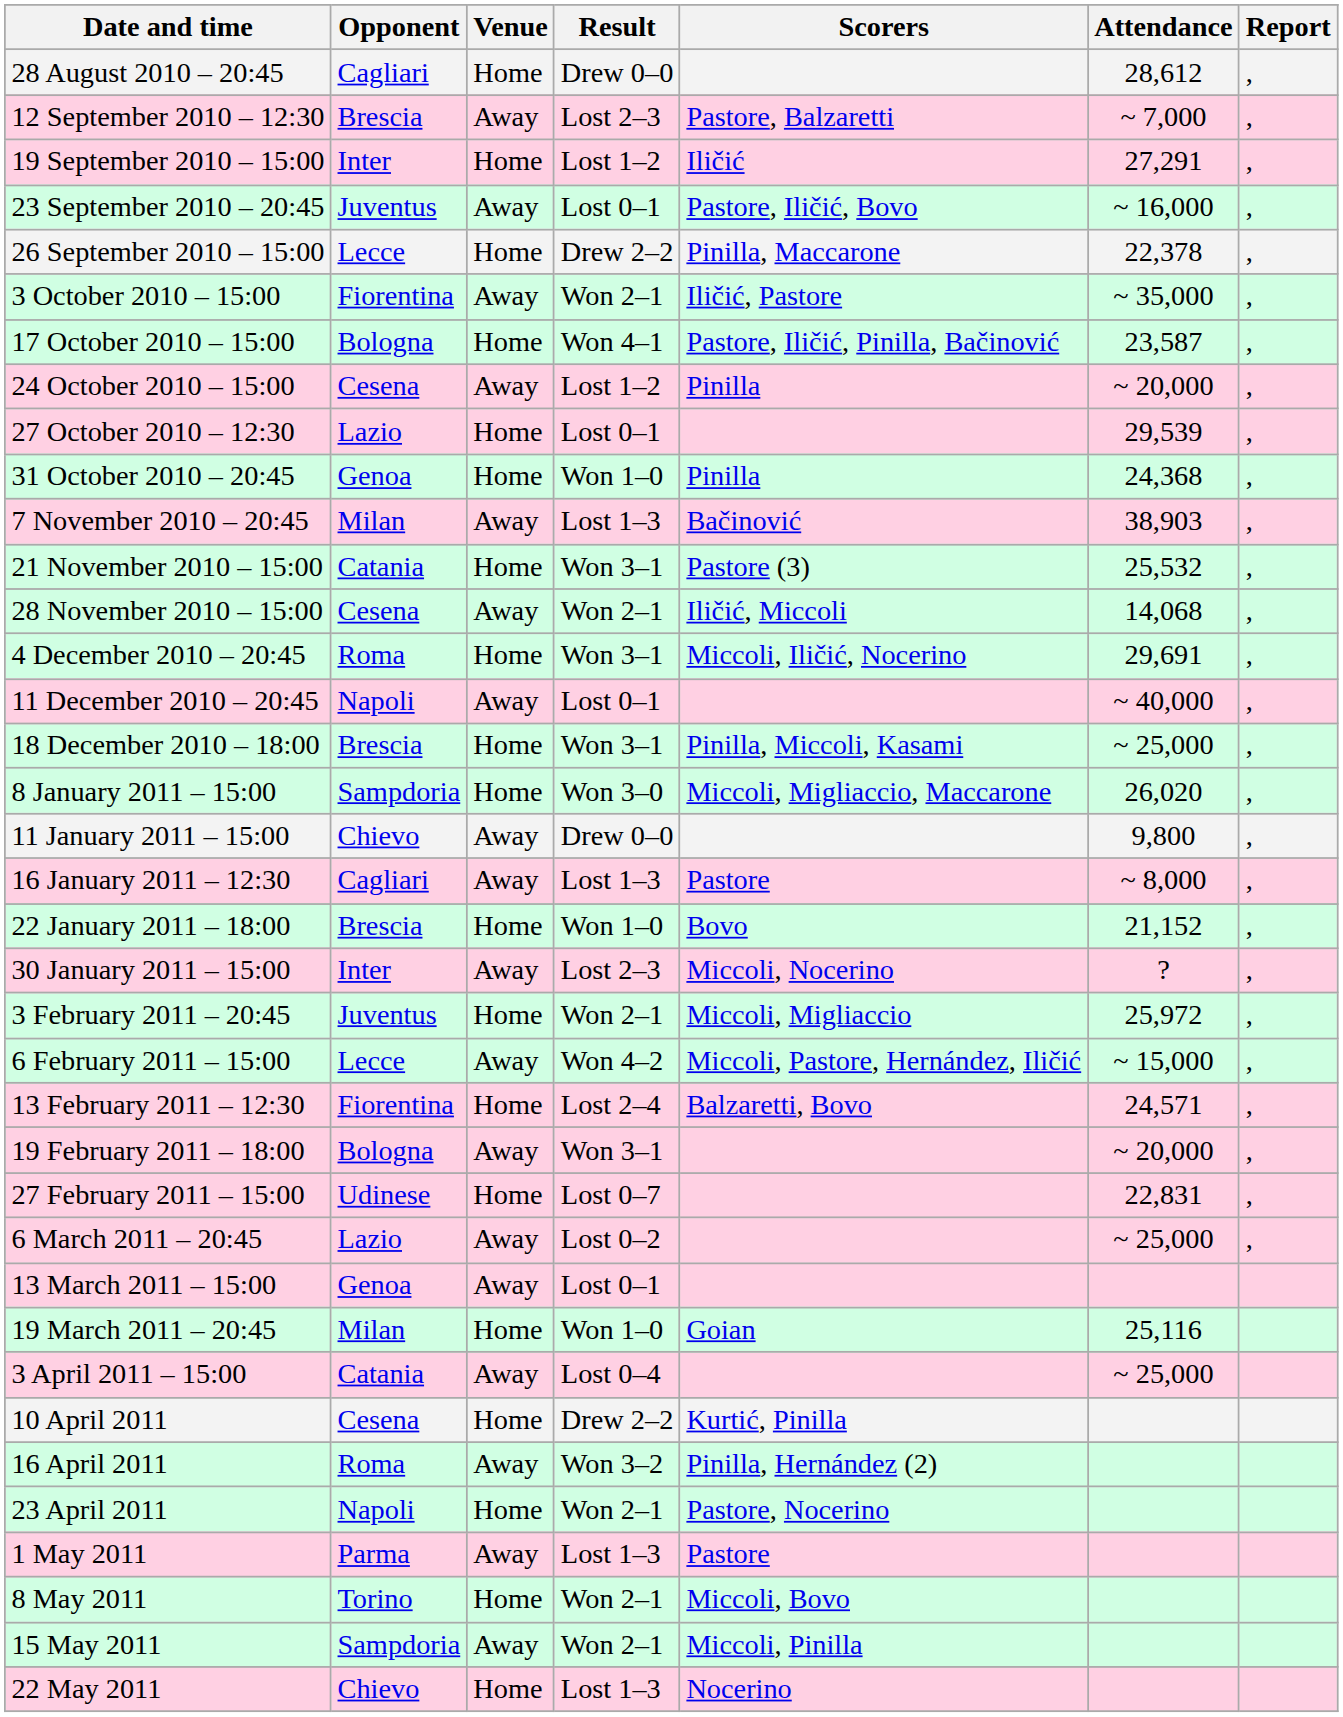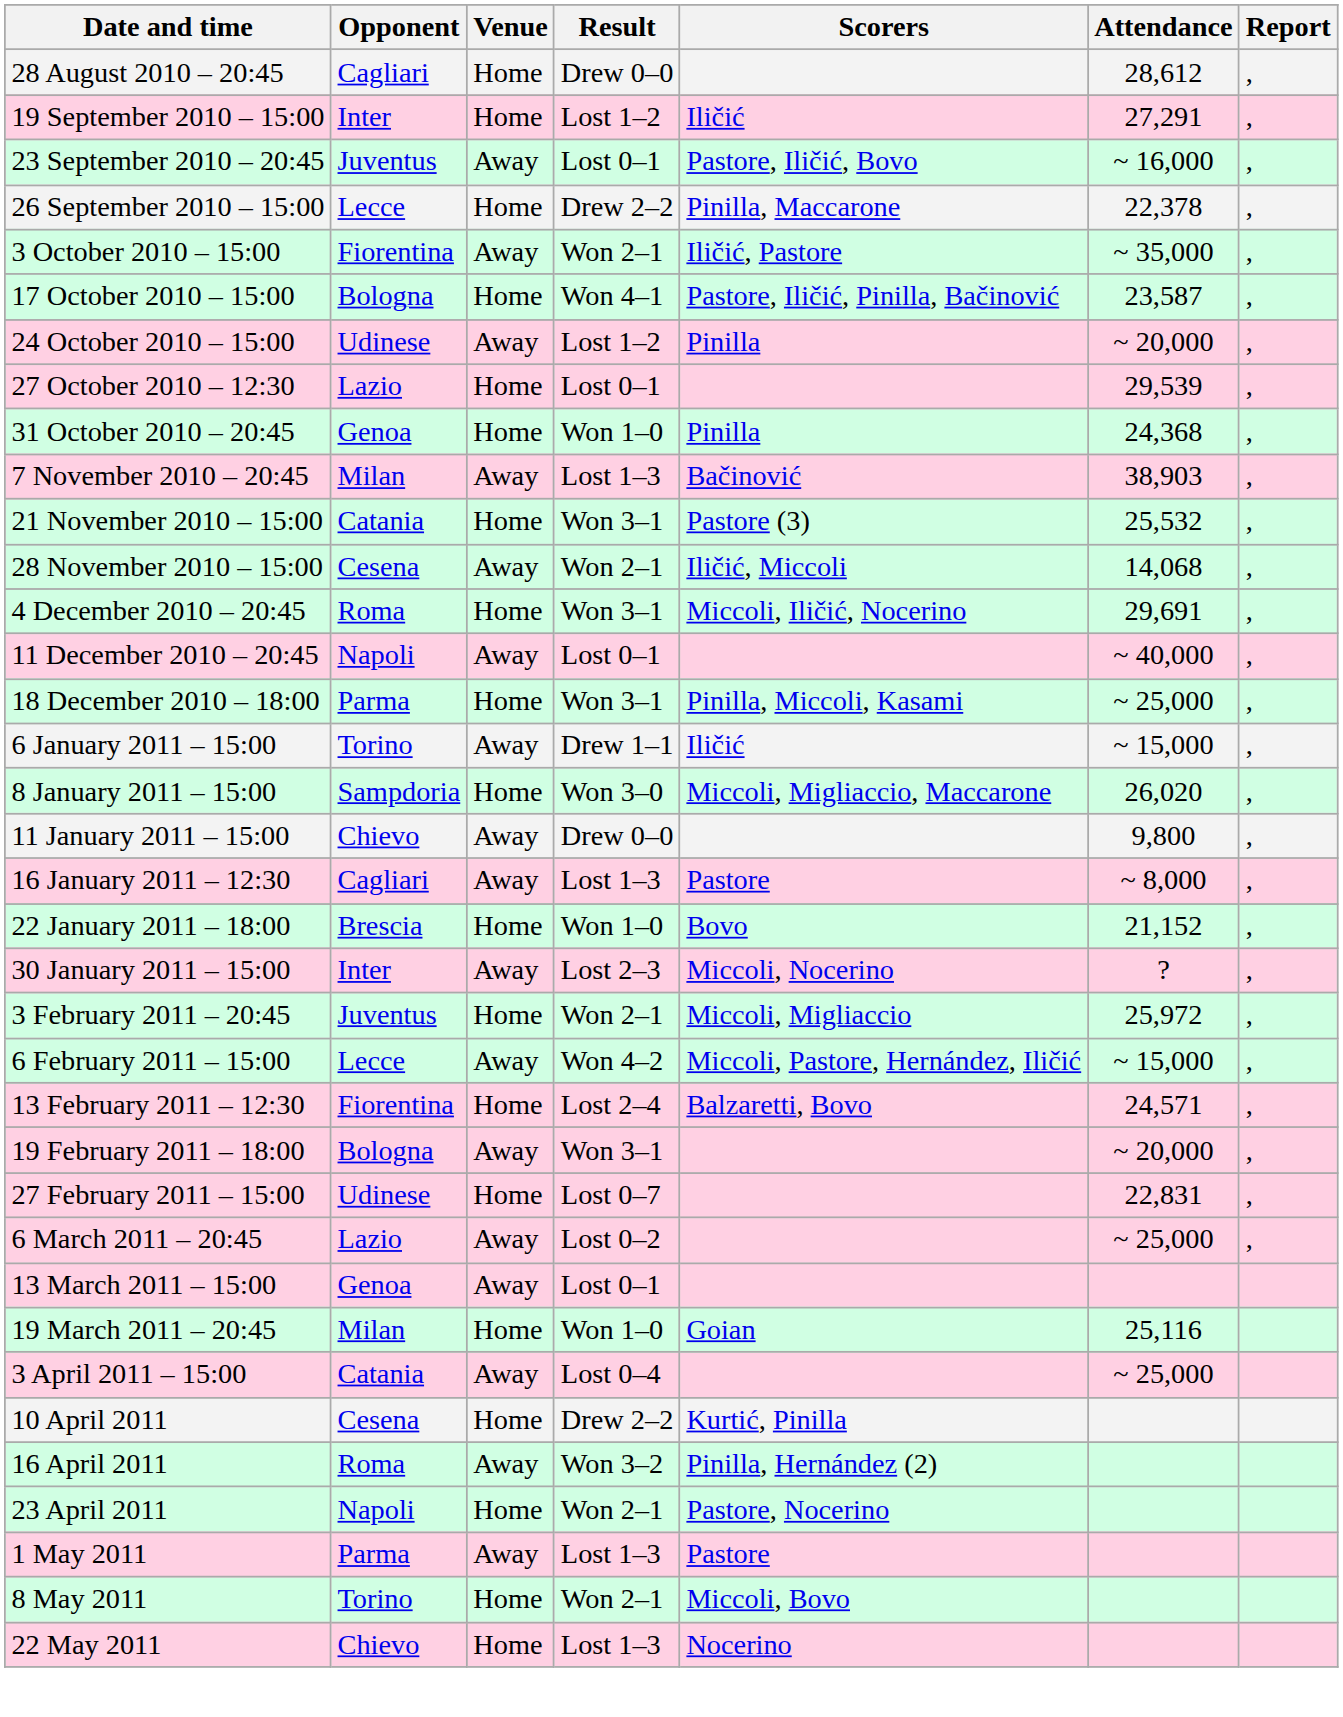- row: (168, 116)
(378, 386) Cesena -> (384, 341) Udinese
(380, 745) Brescia -> (374, 700) Parma
+ row: (144, 745)
- row: (86, 1643)
